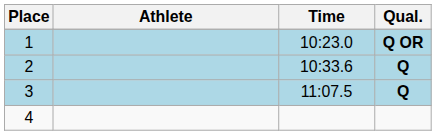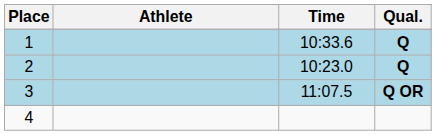(326, 42) 10:23.0 -> (326, 42) 10:33.6
(403, 42) Q OR -> (403, 42) Q
(326, 67) 10:33.6 -> (326, 67) 10:23.0
(403, 92) Q -> (403, 92) Q OR
